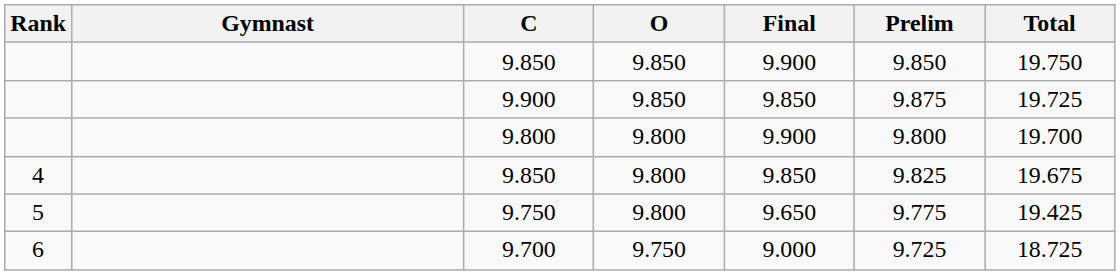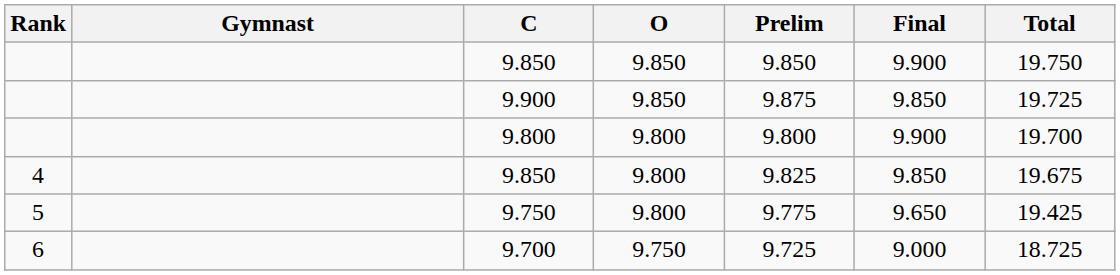columns swapped: (919, 23) <-> (789, 23)
